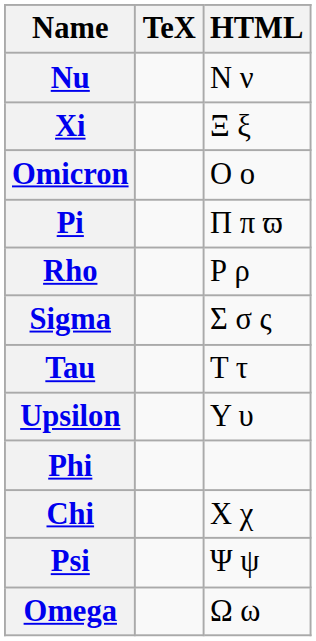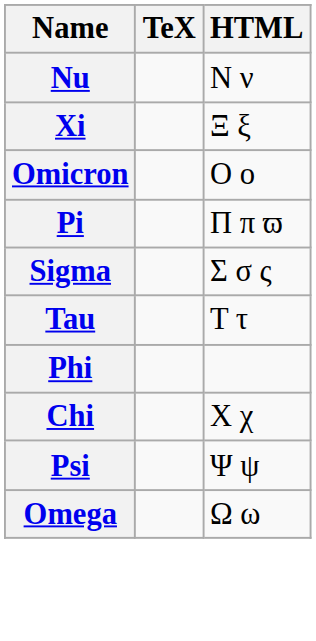- row: (70, 271)
- row: (70, 416)
